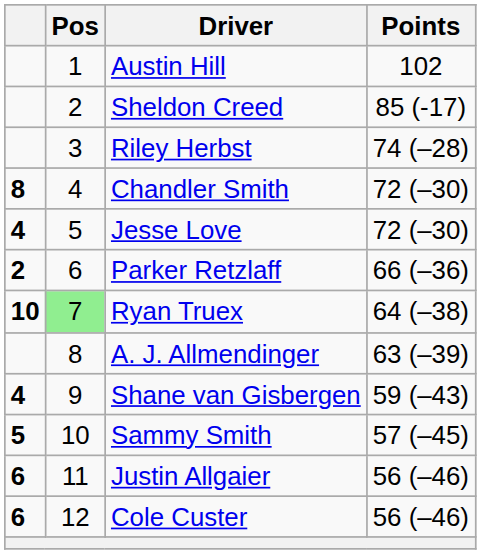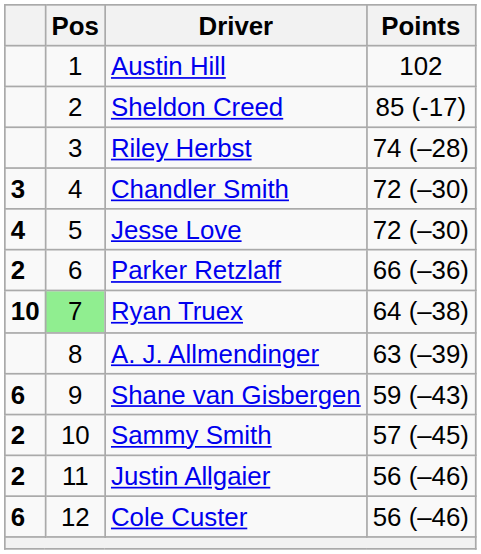(18, 189) 8 -> (18, 189) 3
(18, 394) 4 -> (18, 394) 6
(18, 435) 5 -> (18, 435) 2
(18, 475) 6 -> (18, 475) 2
